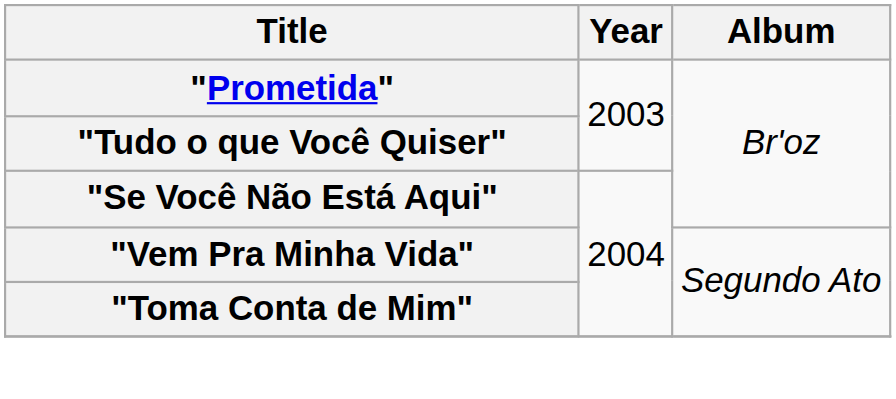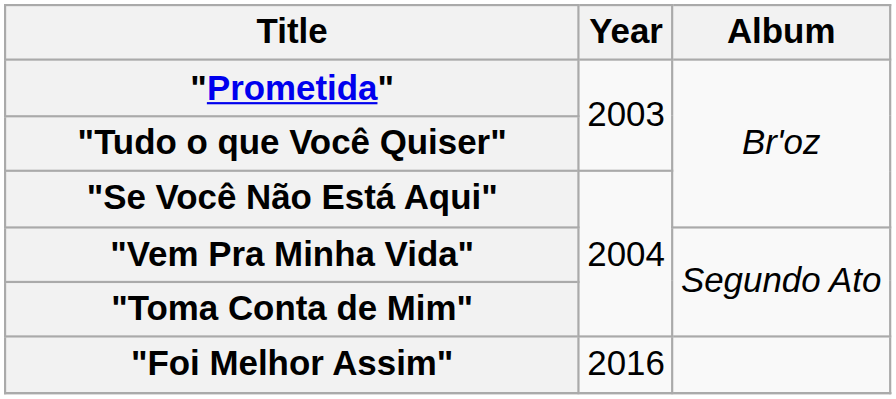+ row: (292, 364)
